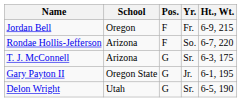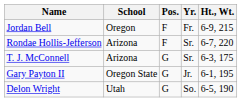(190, 43) So. -> (189, 43) Sr.
(189, 89) Sr. -> (190, 89) So.
